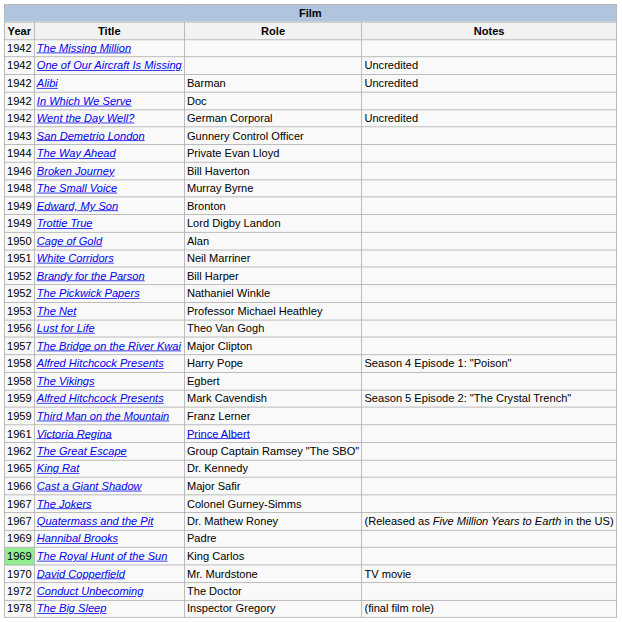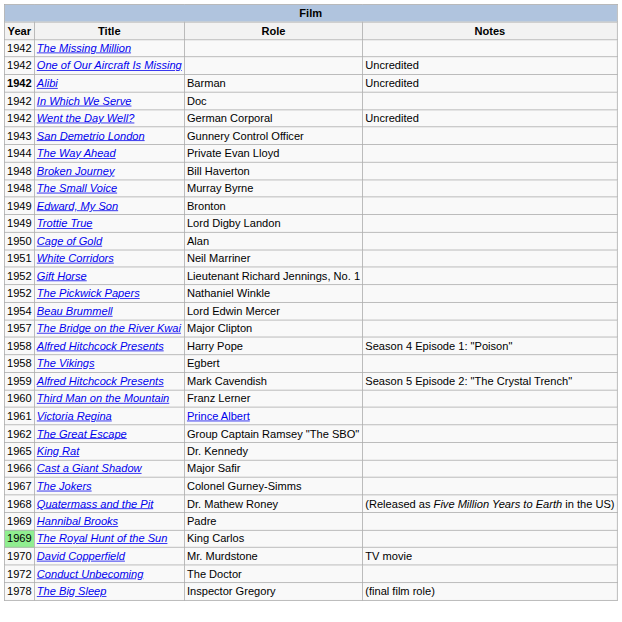(19, 84) normal -> (19, 84) bold
(19, 171) 1946 -> (19, 171) 1948
- row: (91, 276)
+ row: (62, 276)
- row: (57, 311)
+ row: (75, 311)
- row: (66, 329)
(19, 416) 1959 -> (19, 399) 1960
(19, 522) 1967 -> (19, 504) 1968
